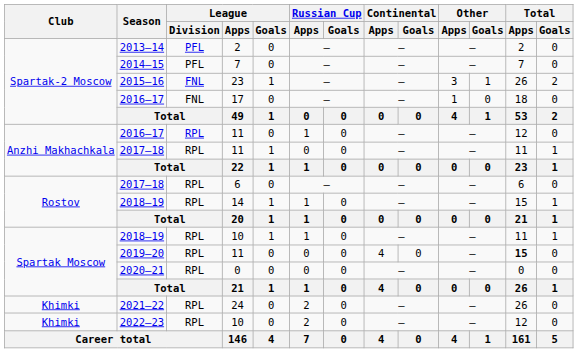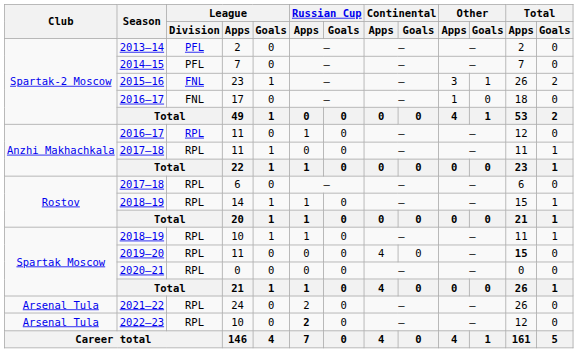(61, 305) Khimki -> (61, 305) Arsenal Tula
(61, 322) Khimki -> (61, 322) Arsenal Tula
(306, 322) normal -> (306, 322) bold
